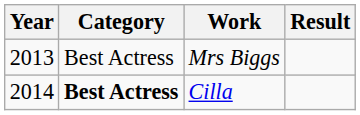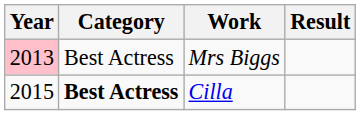(32, 57) no background -> (32, 57) pink background
(32, 92) 2014 -> (32, 92) 2015
